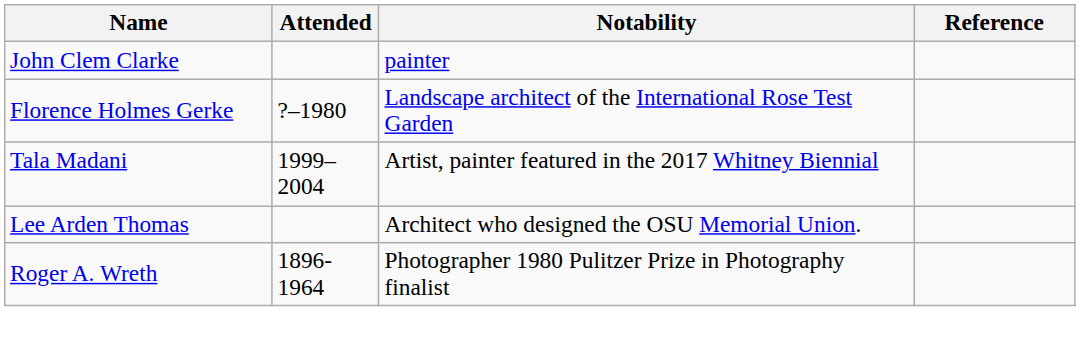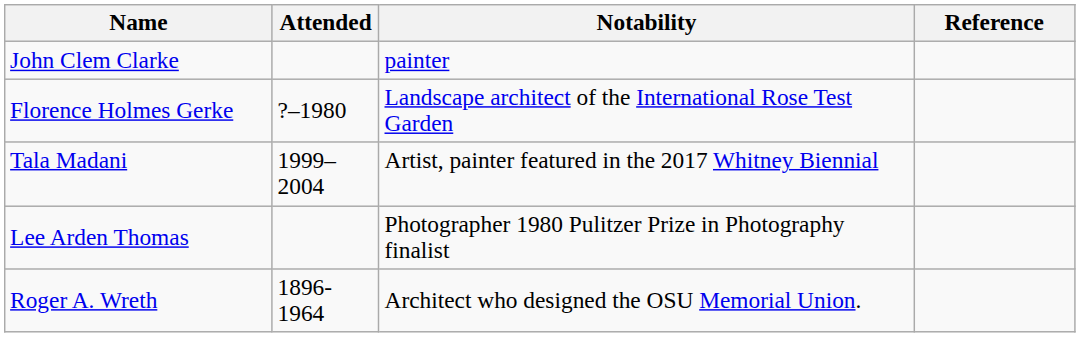(623, 223) Architect who designed the OSU Memorial Union. -> (615, 236) Photographer 1980 Pulitzer Prize in Photography finalist
(615, 273) Photographer 1980 Pulitzer Prize in Photography finalist -> (623, 300) Architect who designed the OSU Memorial Union.
